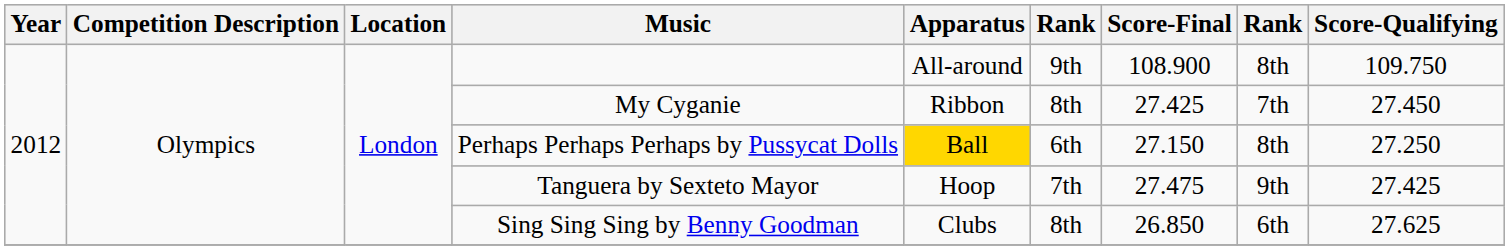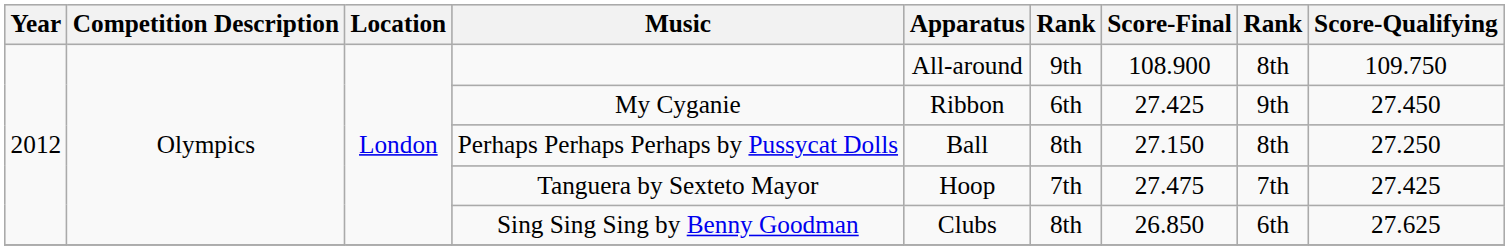(1066, 104) 8th -> (1066, 104) 6th
(1273, 104) 7th -> (1273, 104) 9th
(967, 144) gold background -> (967, 144) no background
(1066, 144) 6th -> (1066, 144) 8th
(1273, 184) 9th -> (1273, 184) 7th
